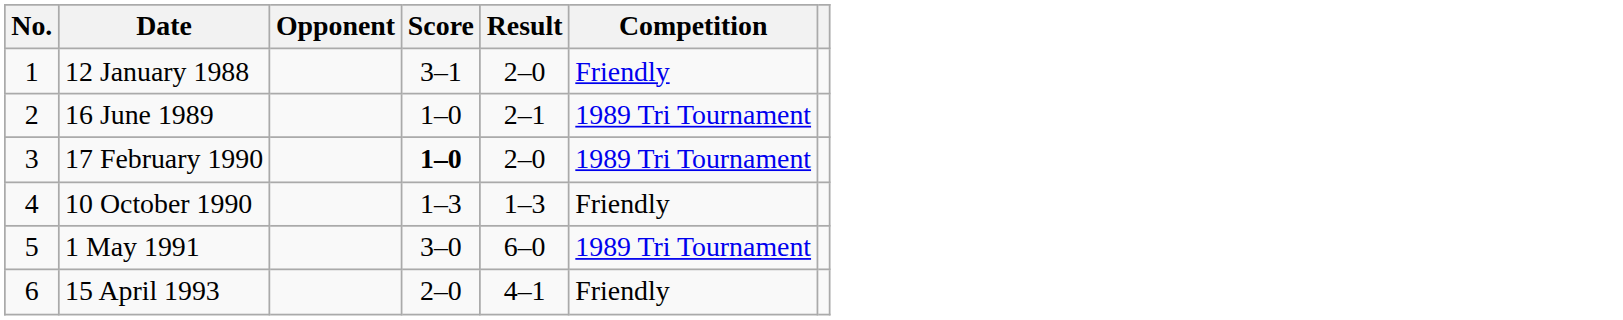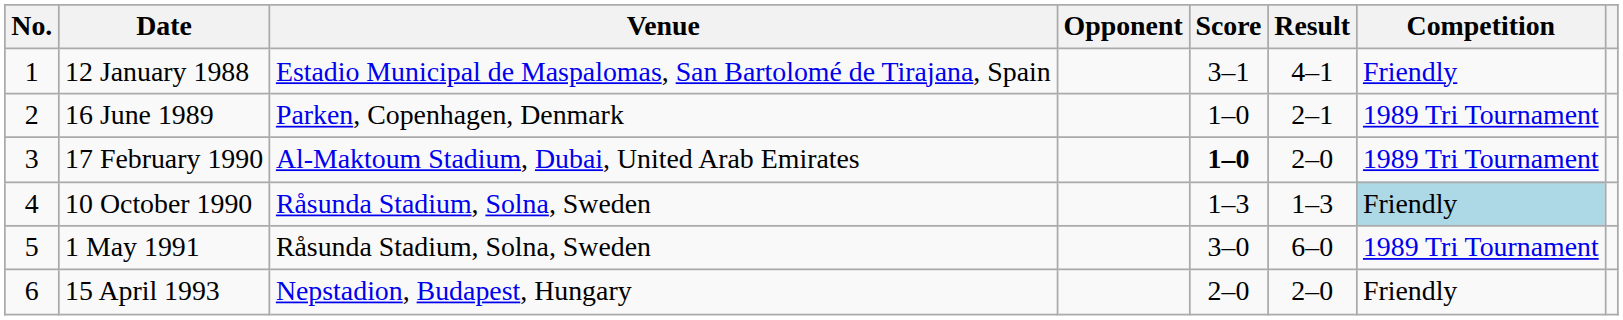+ column: (663, 26)
(525, 70) 2–0 -> (1312, 70) 4–1
(622, 203) no background -> (1410, 203) lightblue background
(525, 291) 4–1 -> (1312, 291) 2–0
